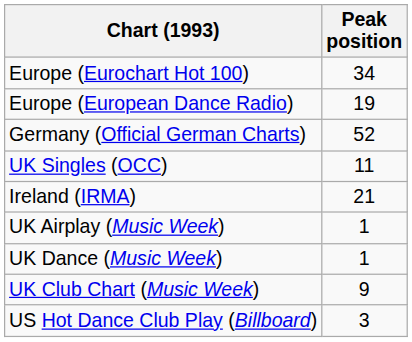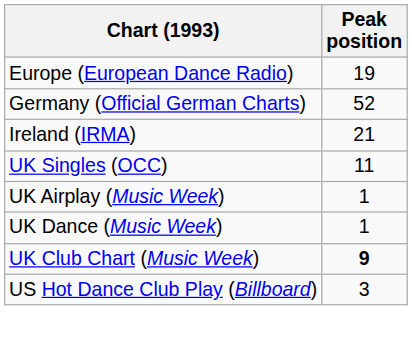- row: (129, 72)
rows swapped: (73, 196) <-> (88, 165)
(364, 289) normal -> (364, 258) bold
